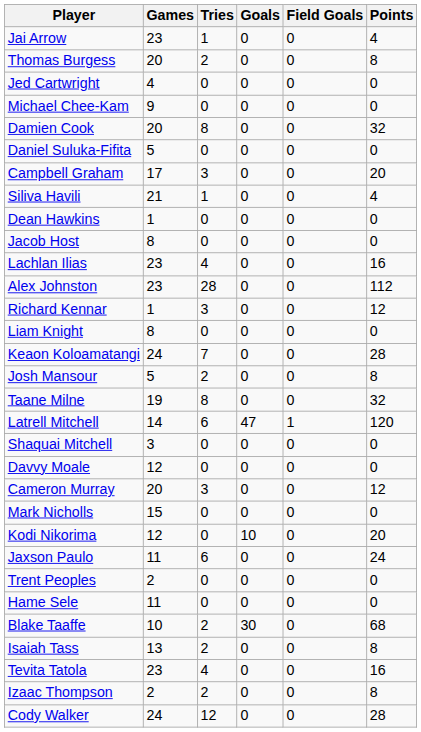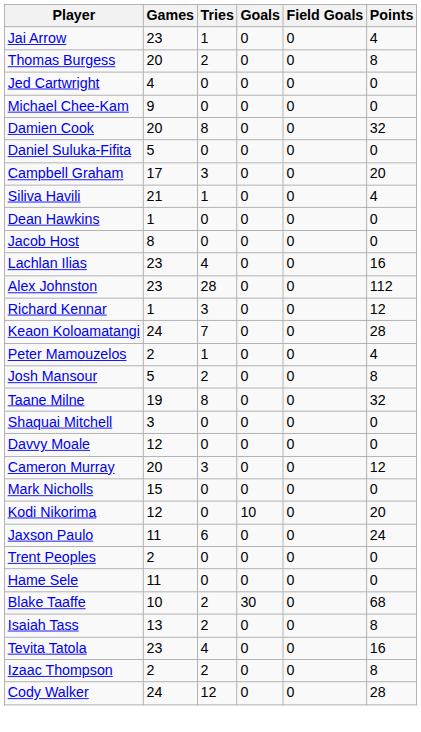- row: (45, 331)
+ row: (67, 354)
- row: (53, 422)
